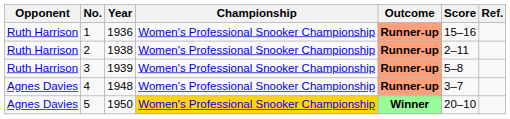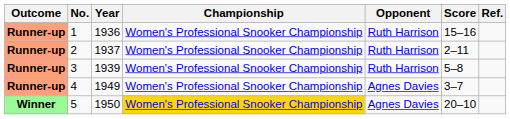columns swapped: (410, 13) <-> (43, 13)
(120, 50) 1938 -> (107, 50) 1937
(120, 86) 1948 -> (107, 86) 1949
